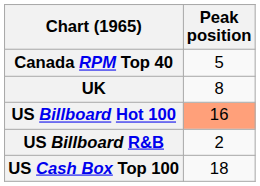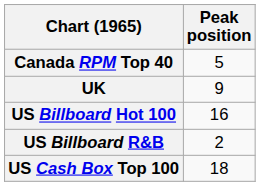(219, 89) 8 -> (219, 89) 9
(219, 115) lightsalmon background -> (219, 115) no background
